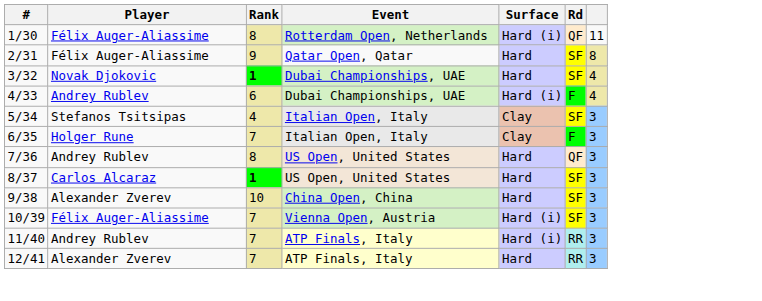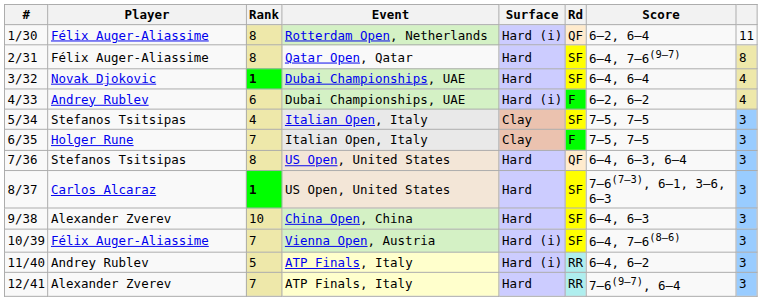+ column: (661, 15)
(253, 55) 9 -> (253, 57) 8
(100, 157) Andrey Rublev -> (119, 160) Stefanos Tsitsipas
(253, 238) 7 -> (253, 262) 5
